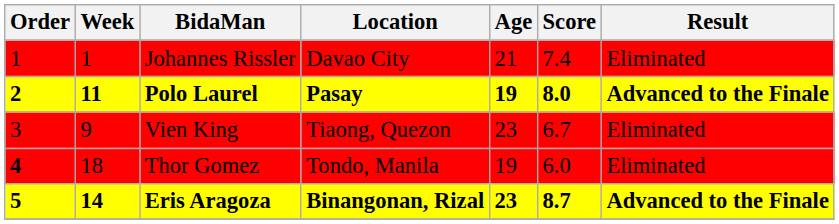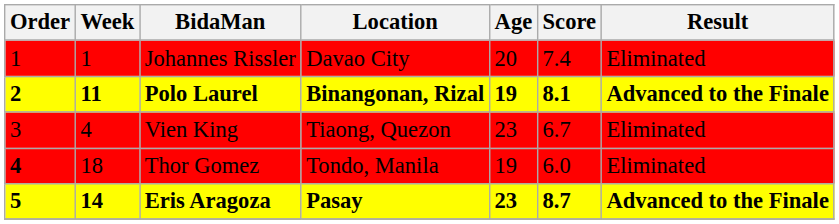(506, 58) 21 -> (506, 58) 20
(334, 93) Pasay -> (395, 93) Binangonan, Rizal
(557, 93) 8.0 -> (557, 93) 8.1
(86, 129) 9 -> (86, 129) 4
(395, 201) Binangonan, Rizal -> (334, 201) Pasay
